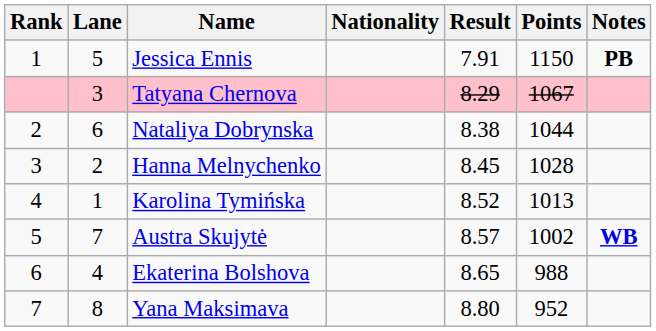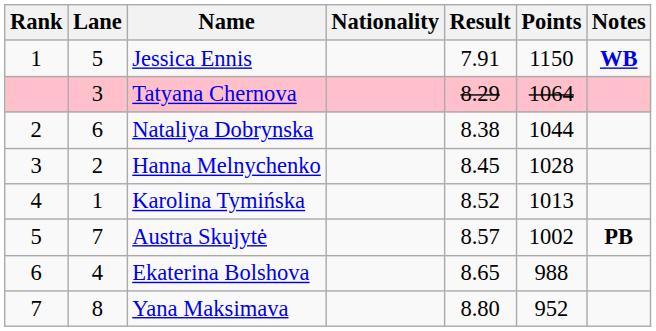(619, 58) PB -> (619, 58) WB
(551, 93) 1067 -> (551, 93) 1064
(619, 237) WB -> (619, 237) PB
